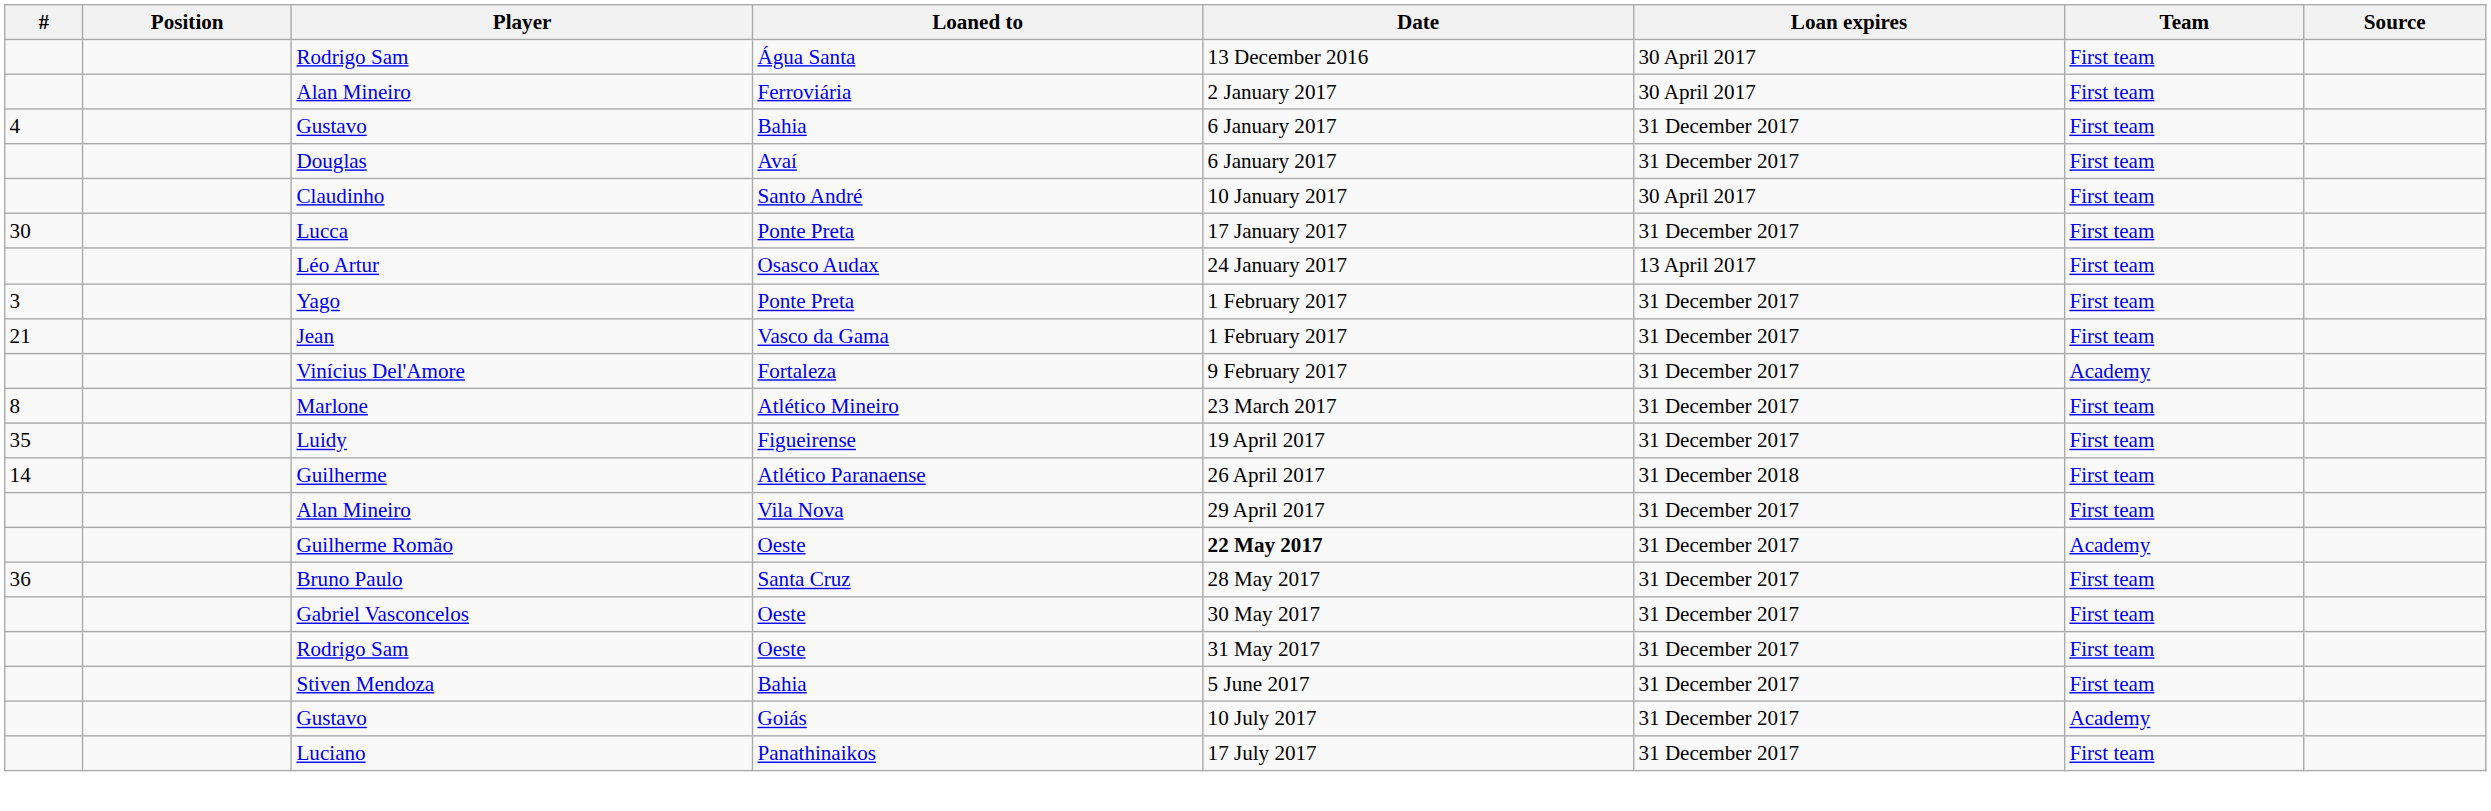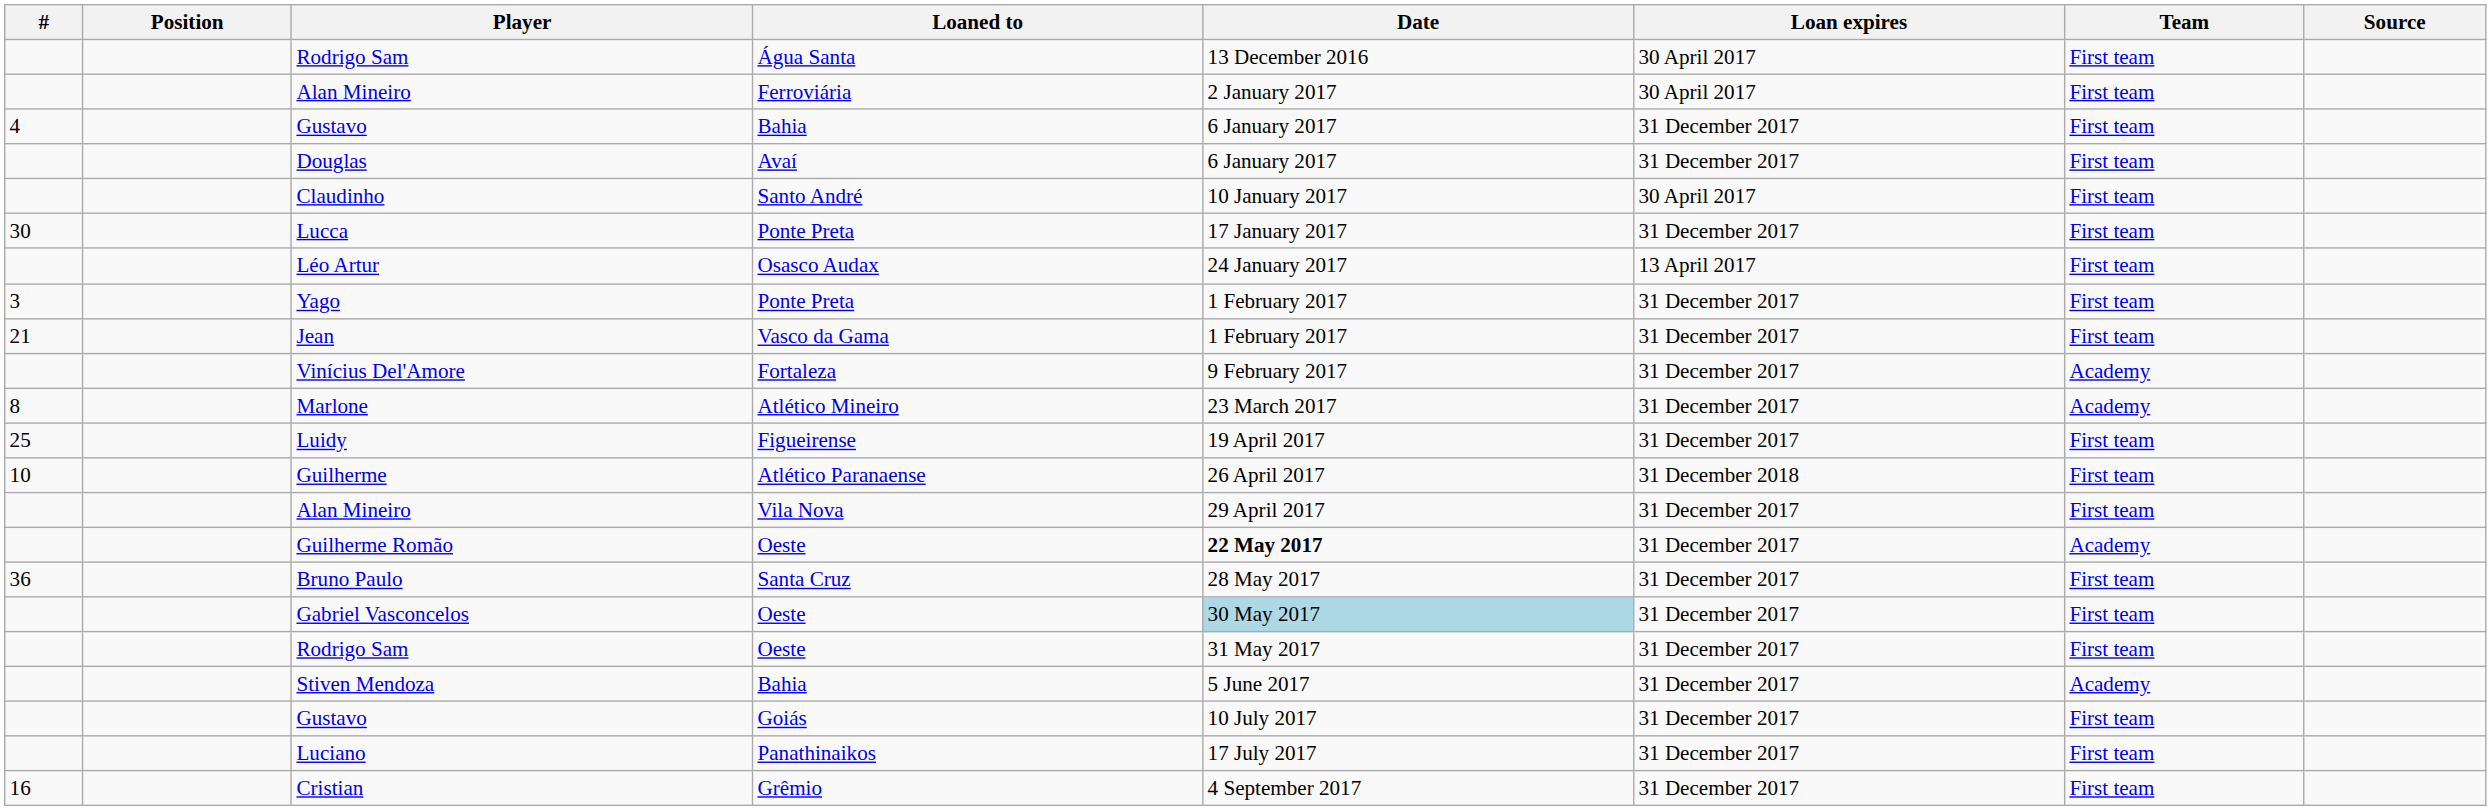(2112, 405) First team -> (2110, 405) Academy
(20, 440) 35 -> (20, 440) 25
(20, 474) 14 -> (20, 474) 10
(1264, 614) no background -> (1264, 614) lightblue background
(2112, 684) First team -> (2110, 684) Academy
(2110, 718) Academy -> (2112, 718) First team
+ row: (330, 788)
